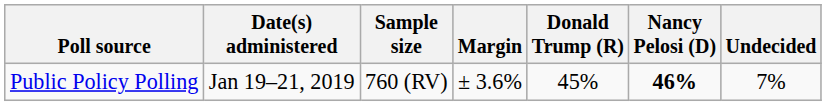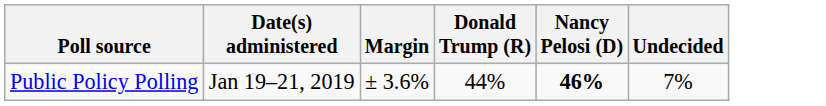- column: (406, 34)
(578, 81) 45% -> (485, 81) 44%
